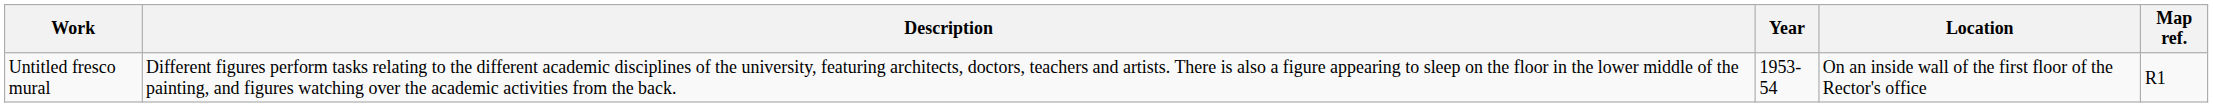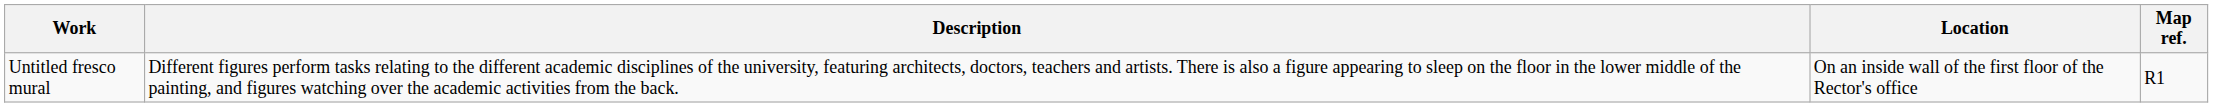- column: (1787, 28)
